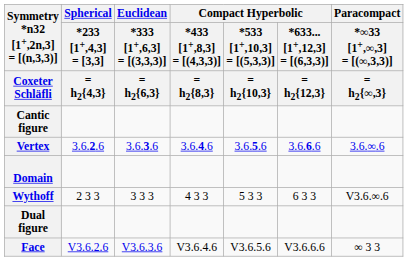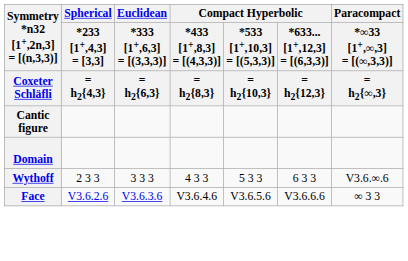- row: (33, 146)
- row: (33, 221)
